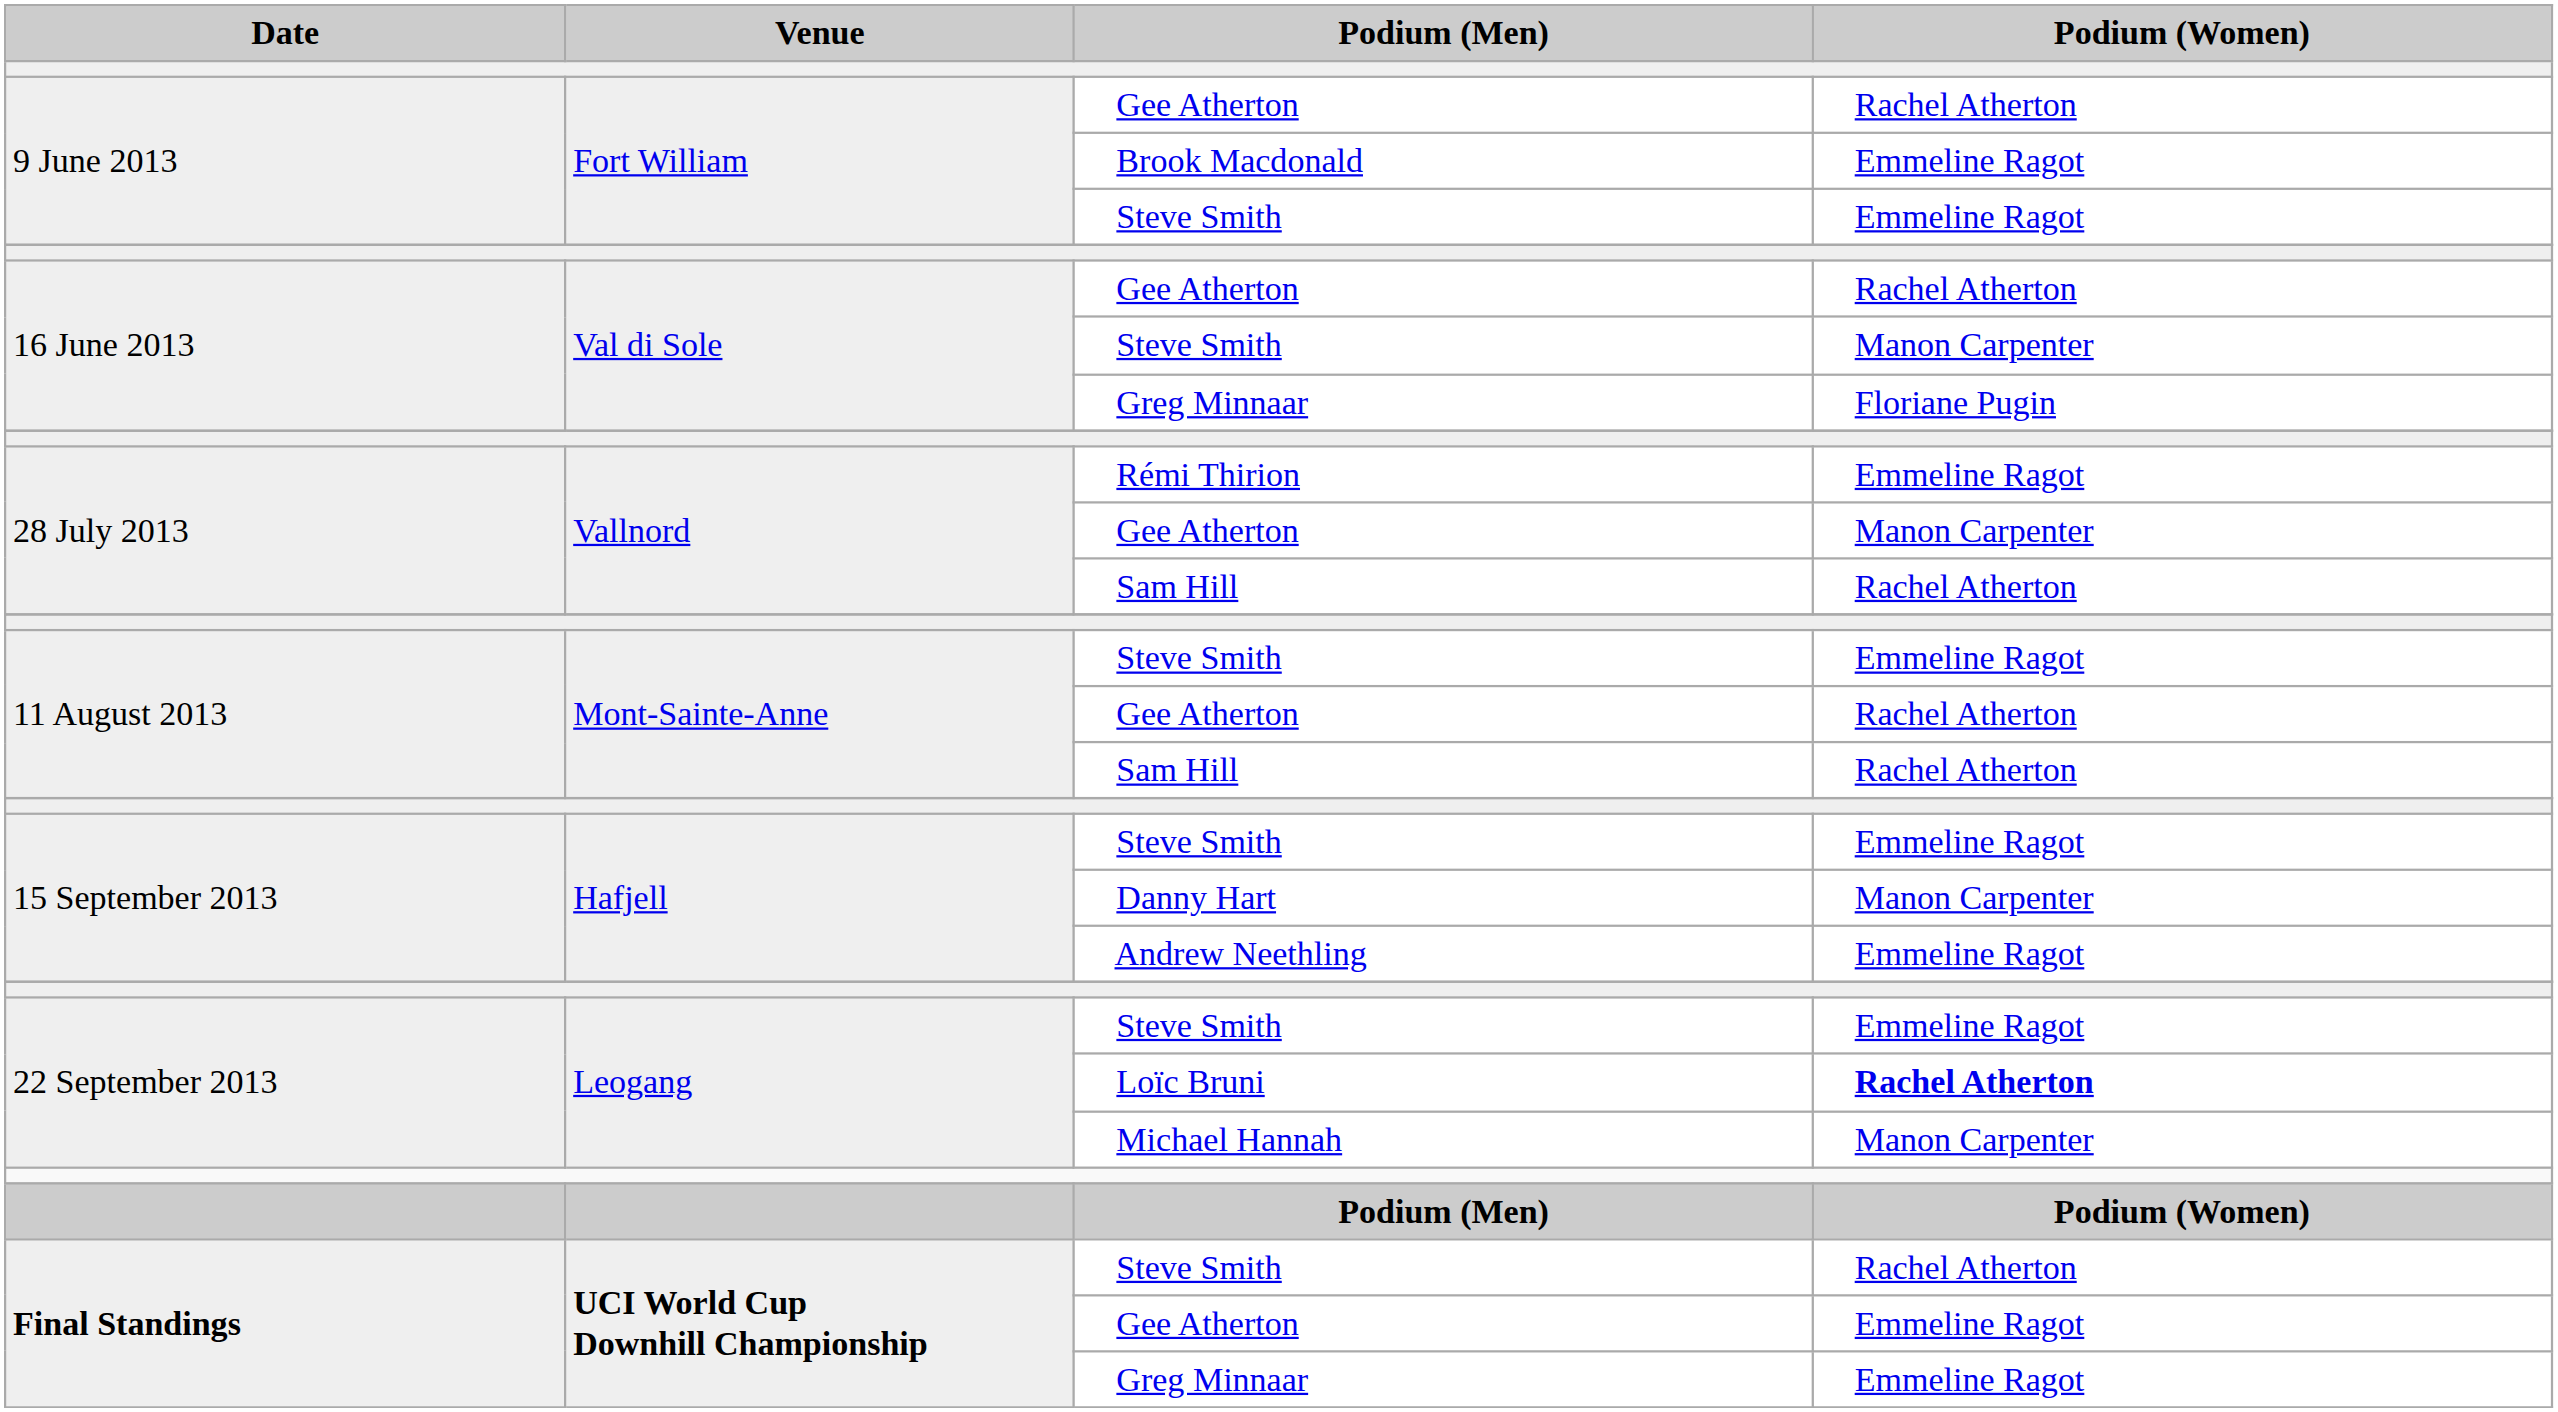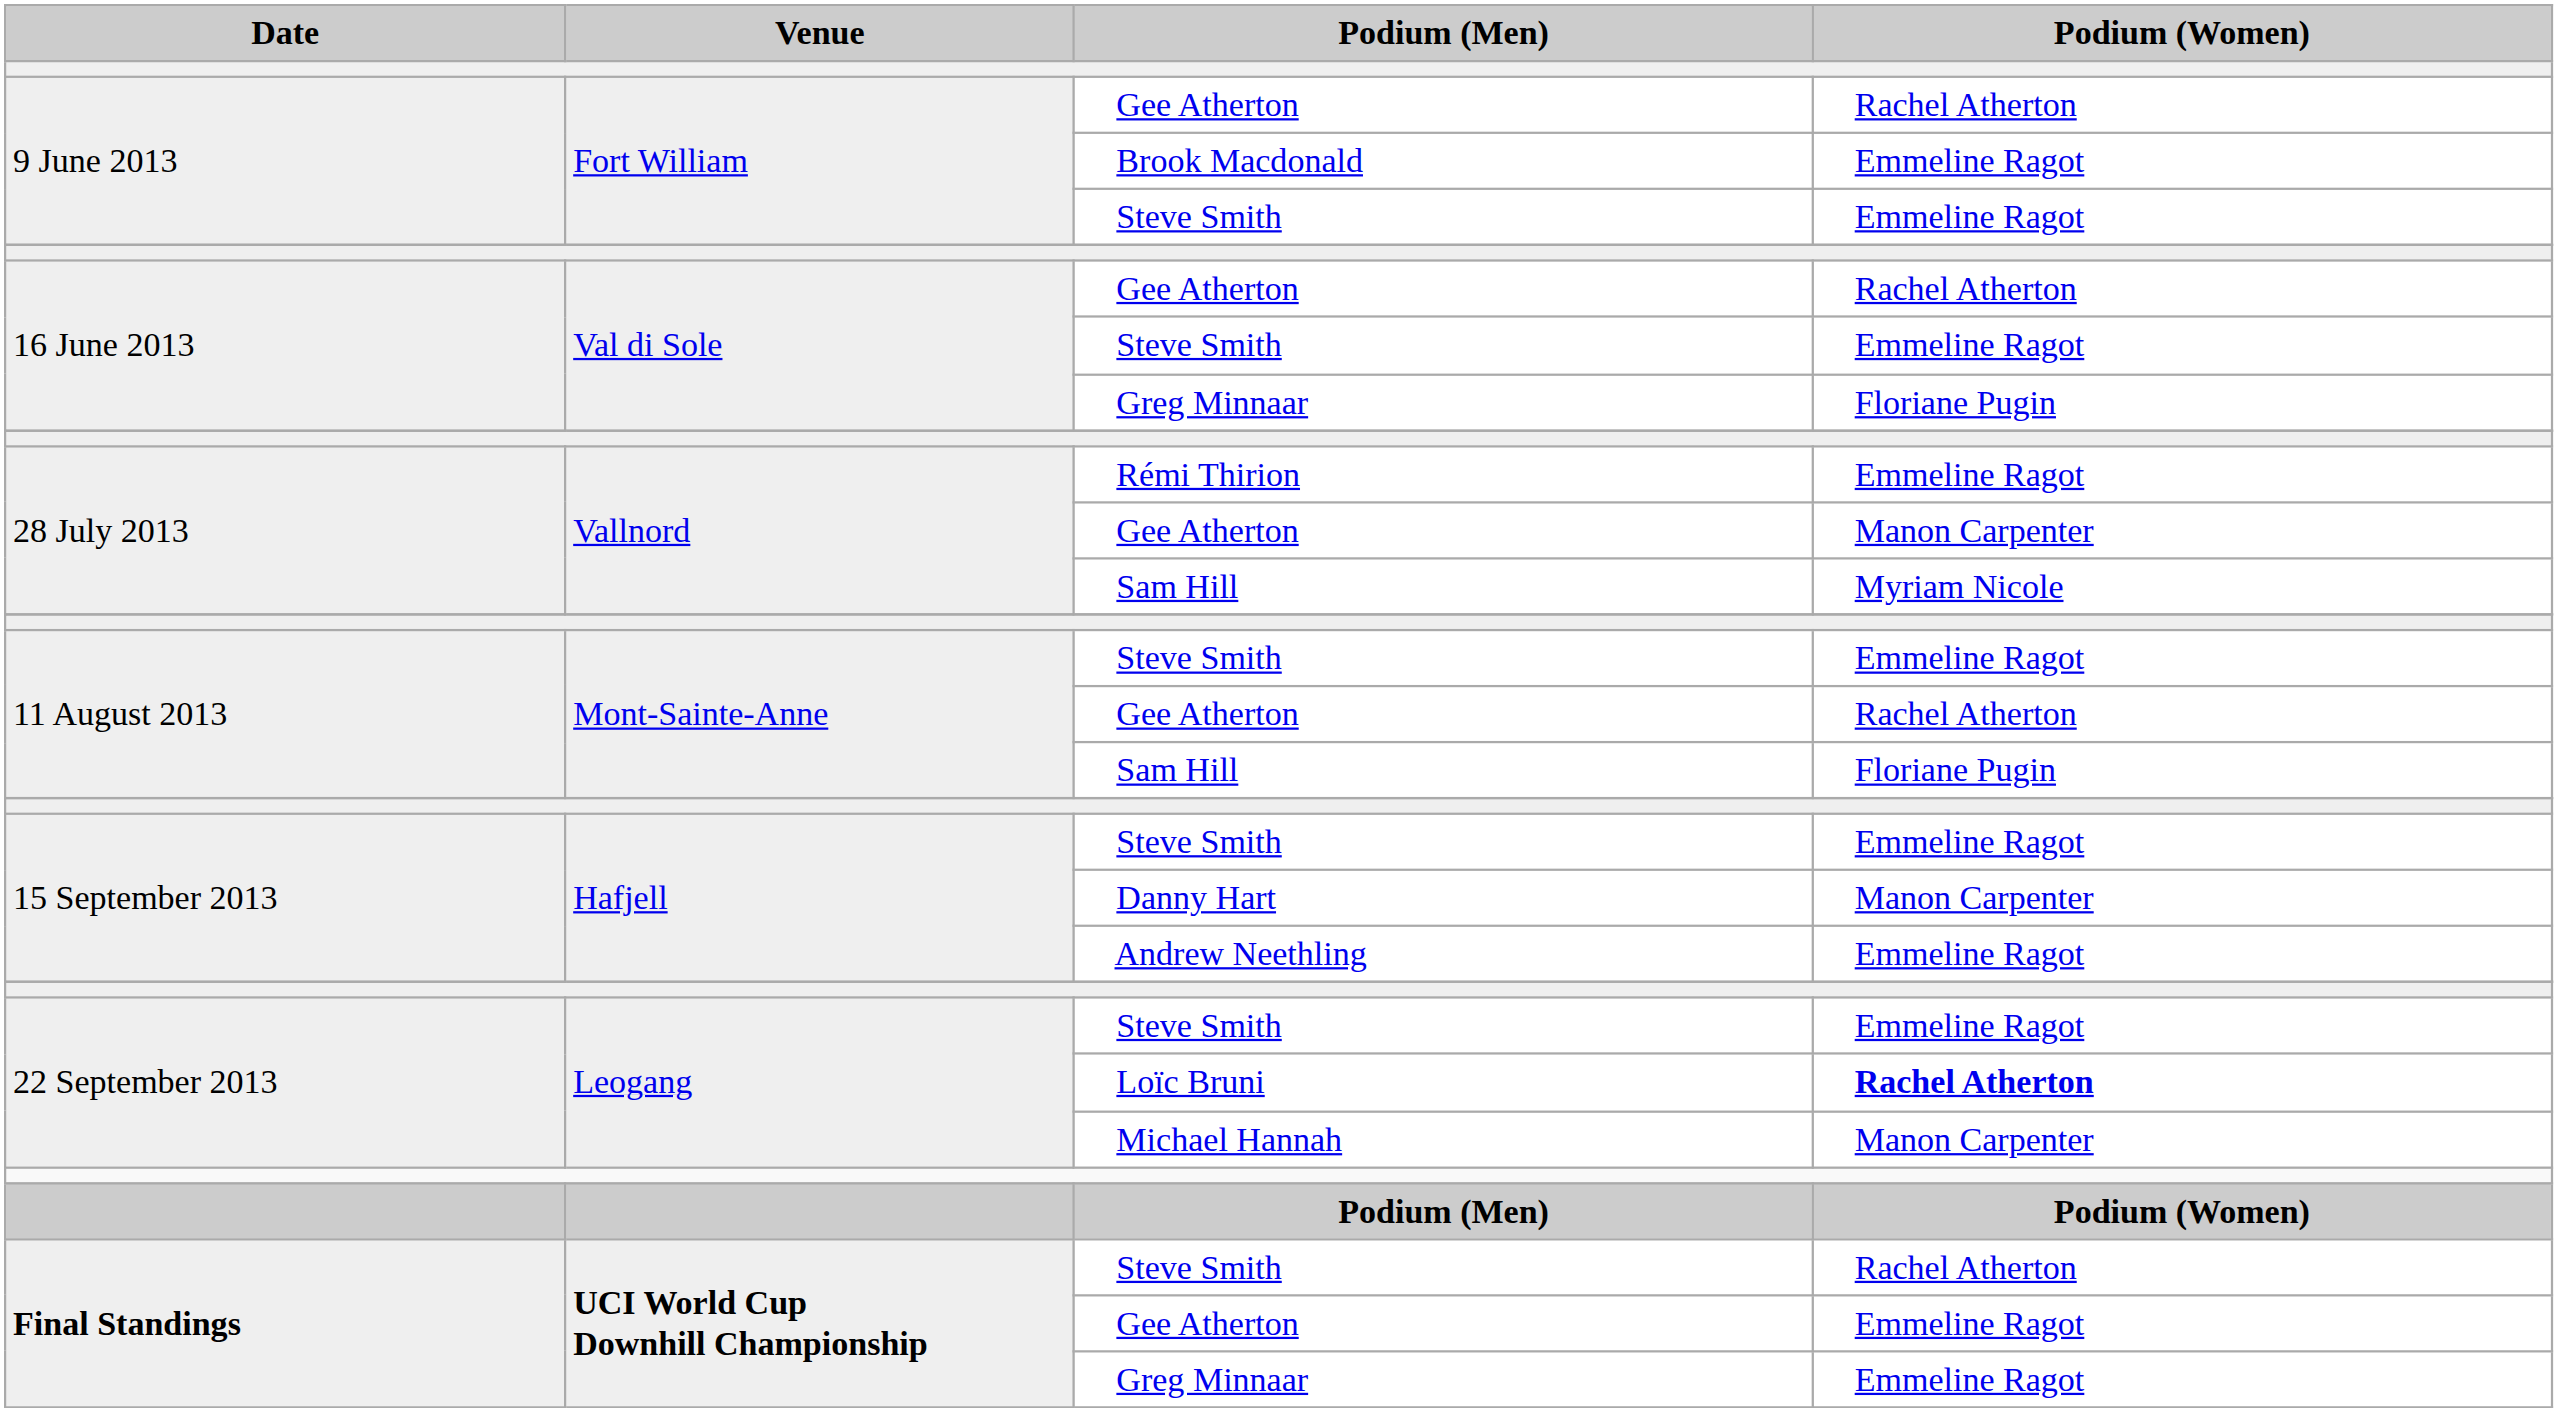(1957, 345) Manon Carpenter -> (1952, 345) Emmeline Ragot
(1949, 585) Rachel Atherton -> (1942, 585) Myriam Nicole
(1949, 769) Rachel Atherton -> (1938, 769) Floriane Pugin
